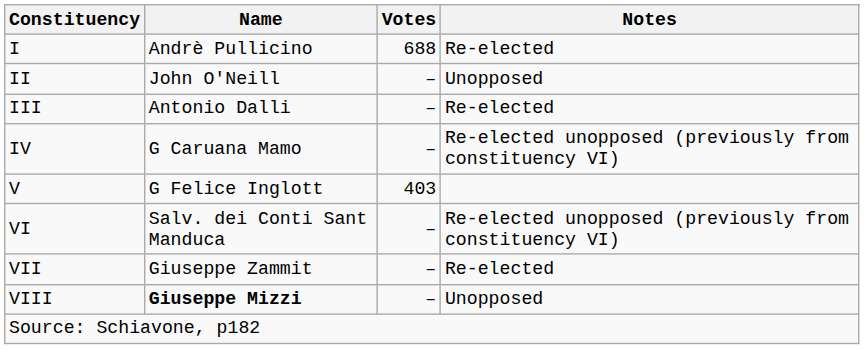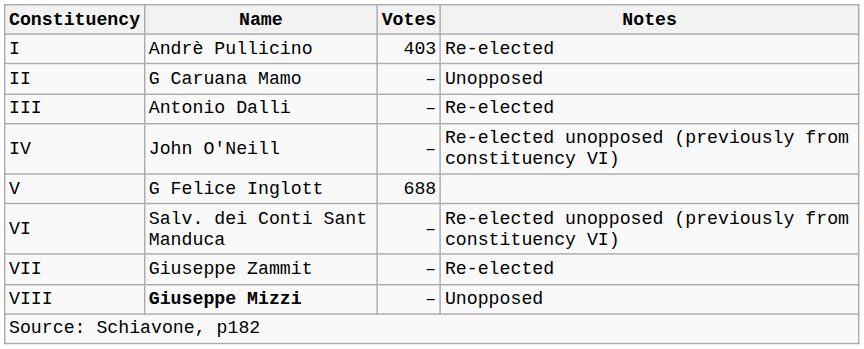(420, 49) 688 -> (420, 49) 403
(214, 79) John O'Neill -> (225, 79) G Caruana Mamo
(225, 149) G Caruana Mamo -> (214, 149) John O'Neill
(420, 189) 403 -> (420, 189) 688
